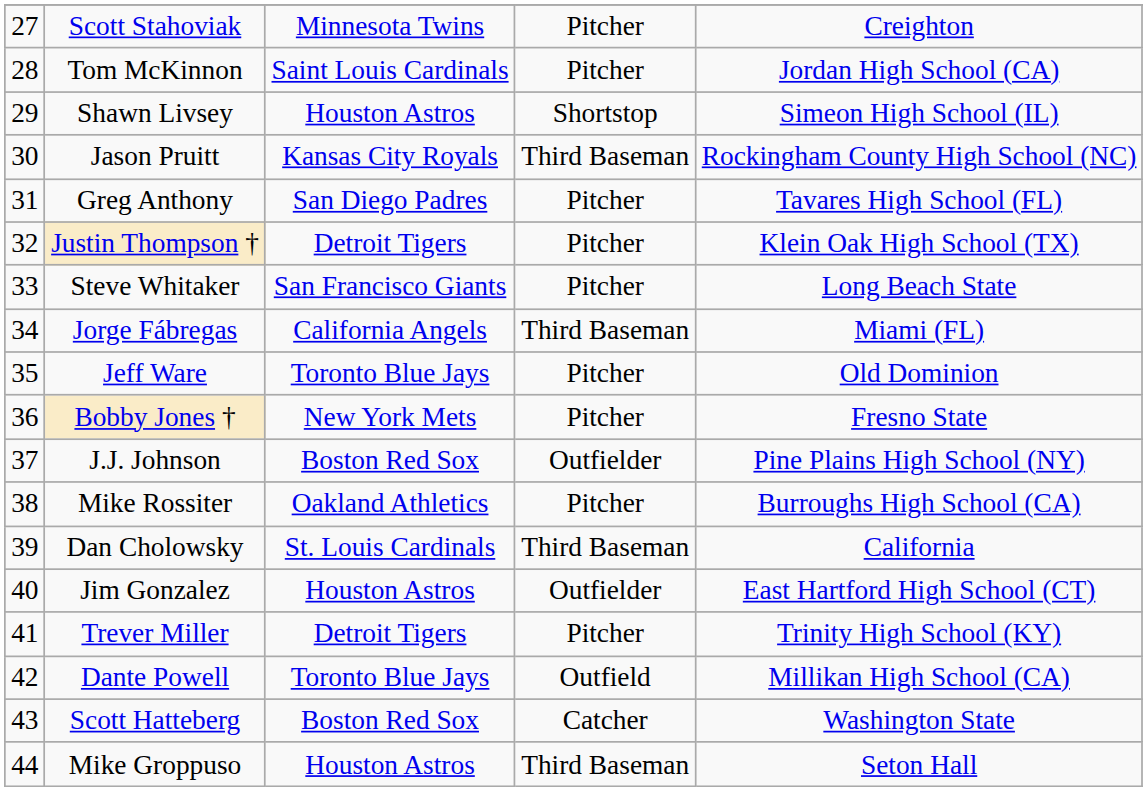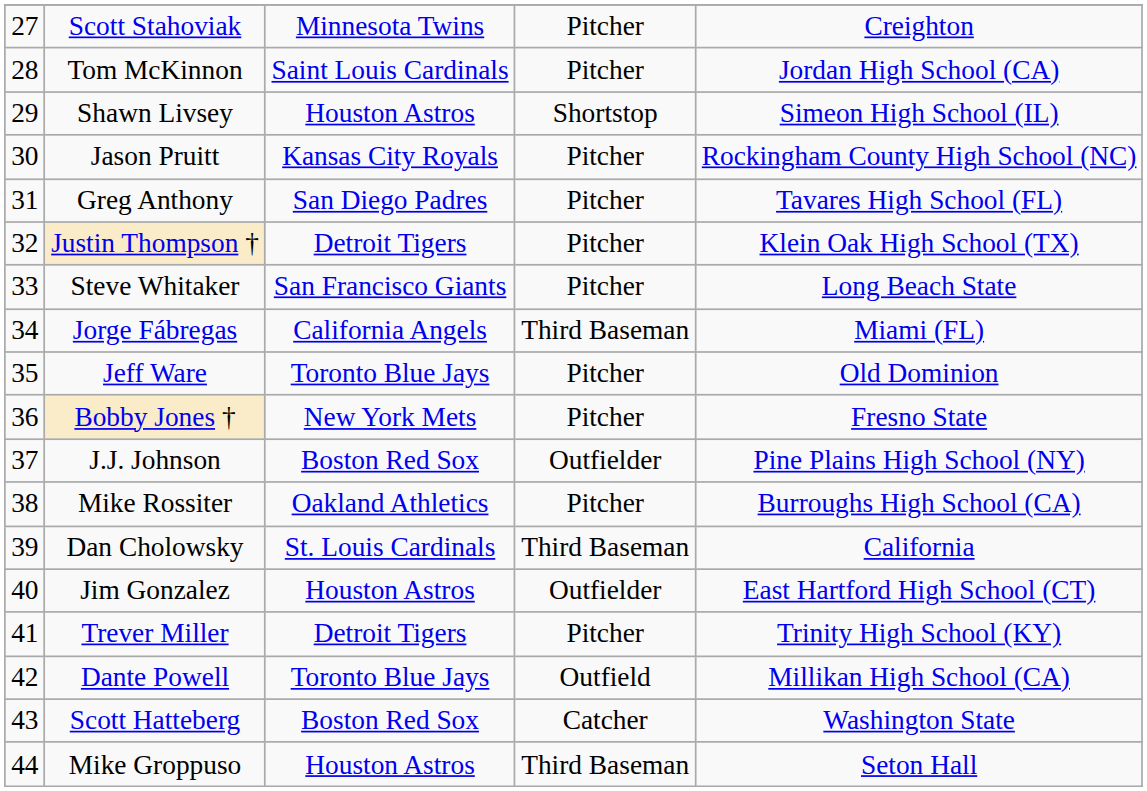(605, 156) Third Baseman -> (605, 156) Pitcher
